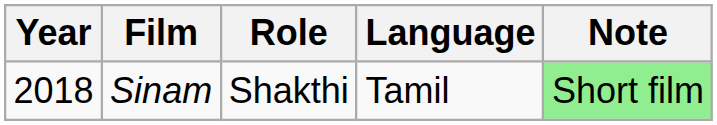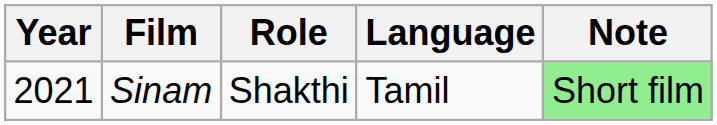(53, 90) 2018 -> (53, 90) 2021
